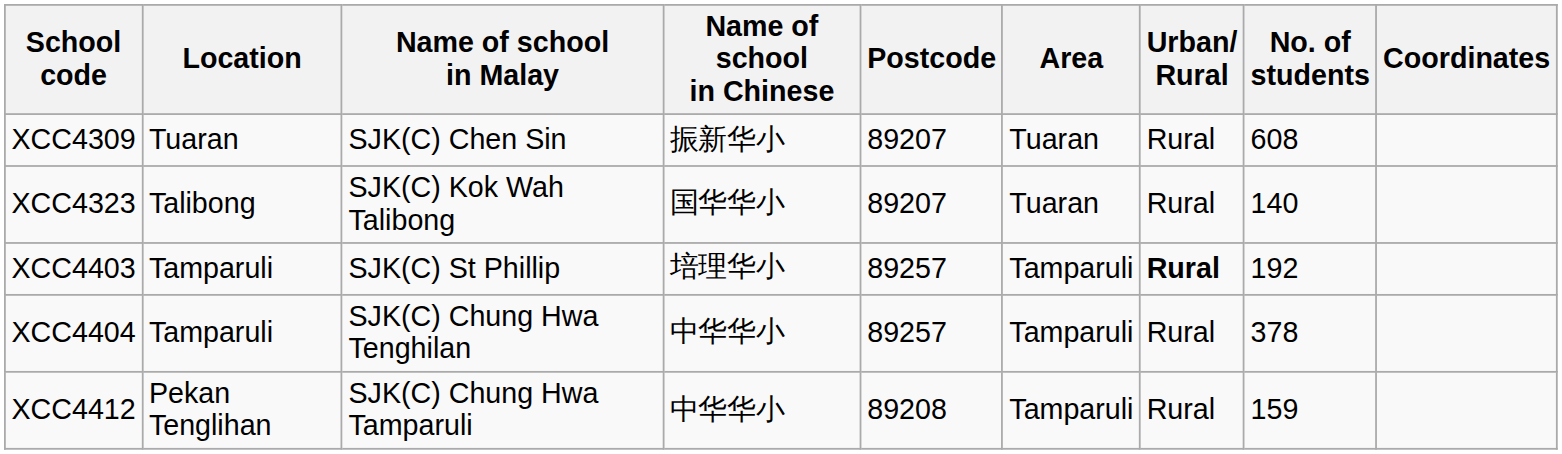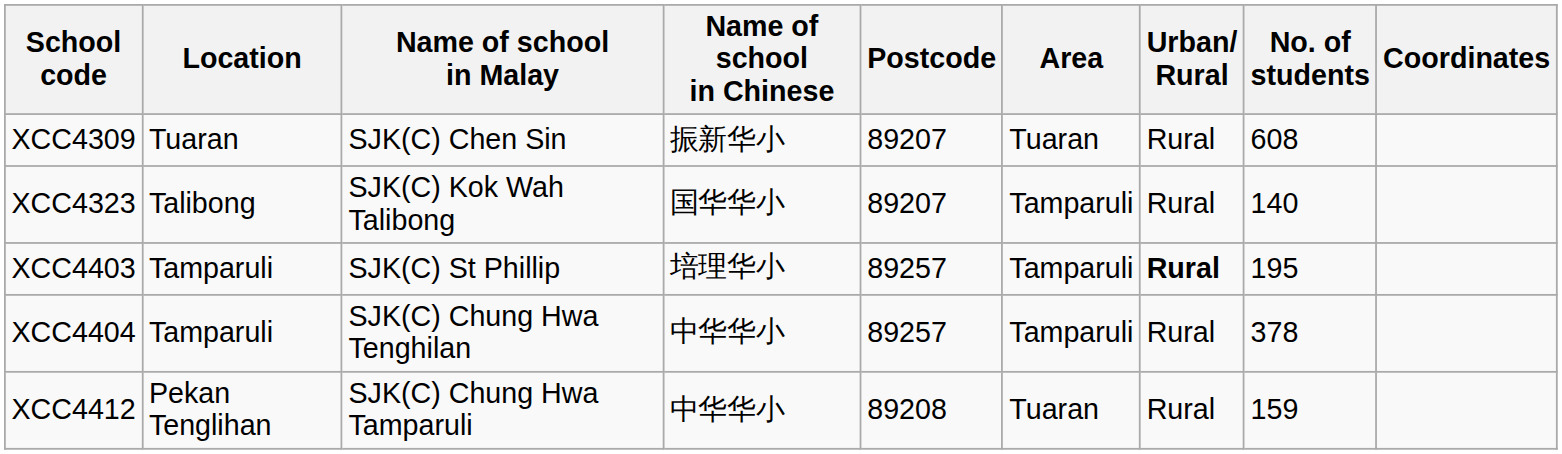(1054, 203) Tuaran -> (1071, 203) Tamparuli
(1274, 268) 192 -> (1274, 268) 195
(1071, 410) Tamparuli -> (1054, 410) Tuaran
